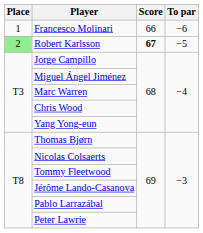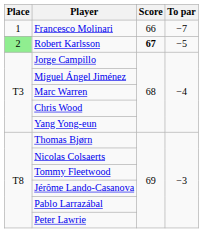(182, 28) −6 -> (182, 28) −7
